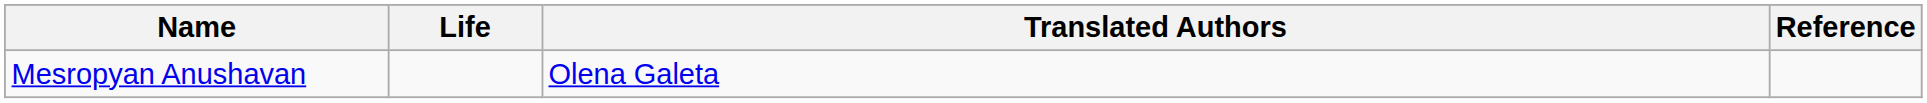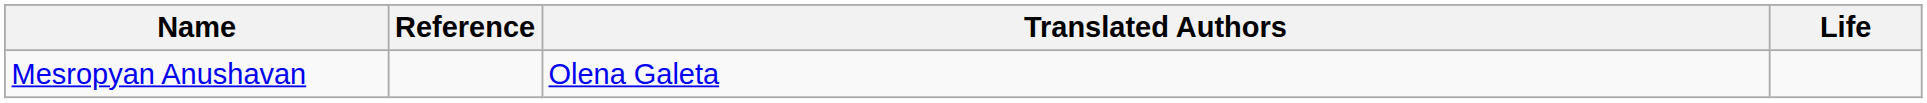columns swapped: (465, 27) <-> (1846, 27)
